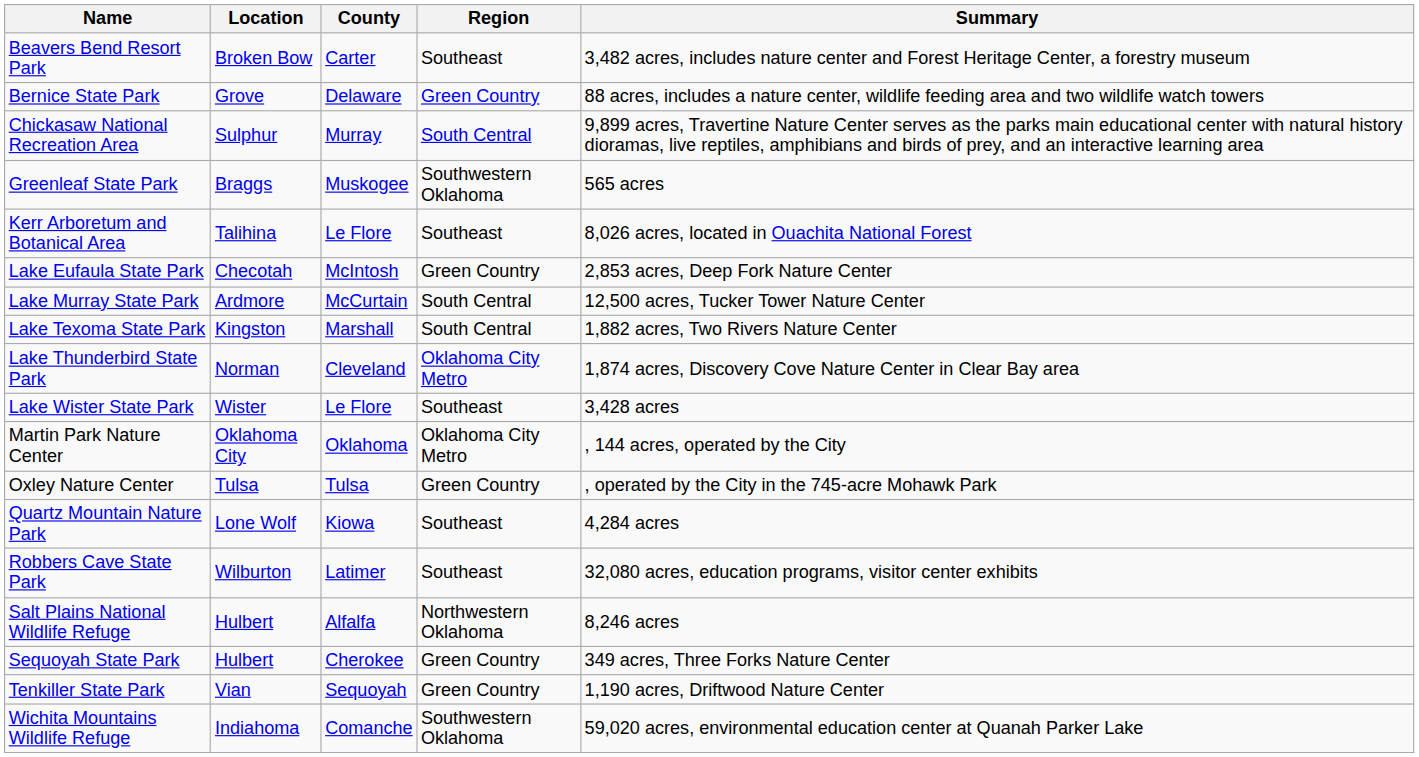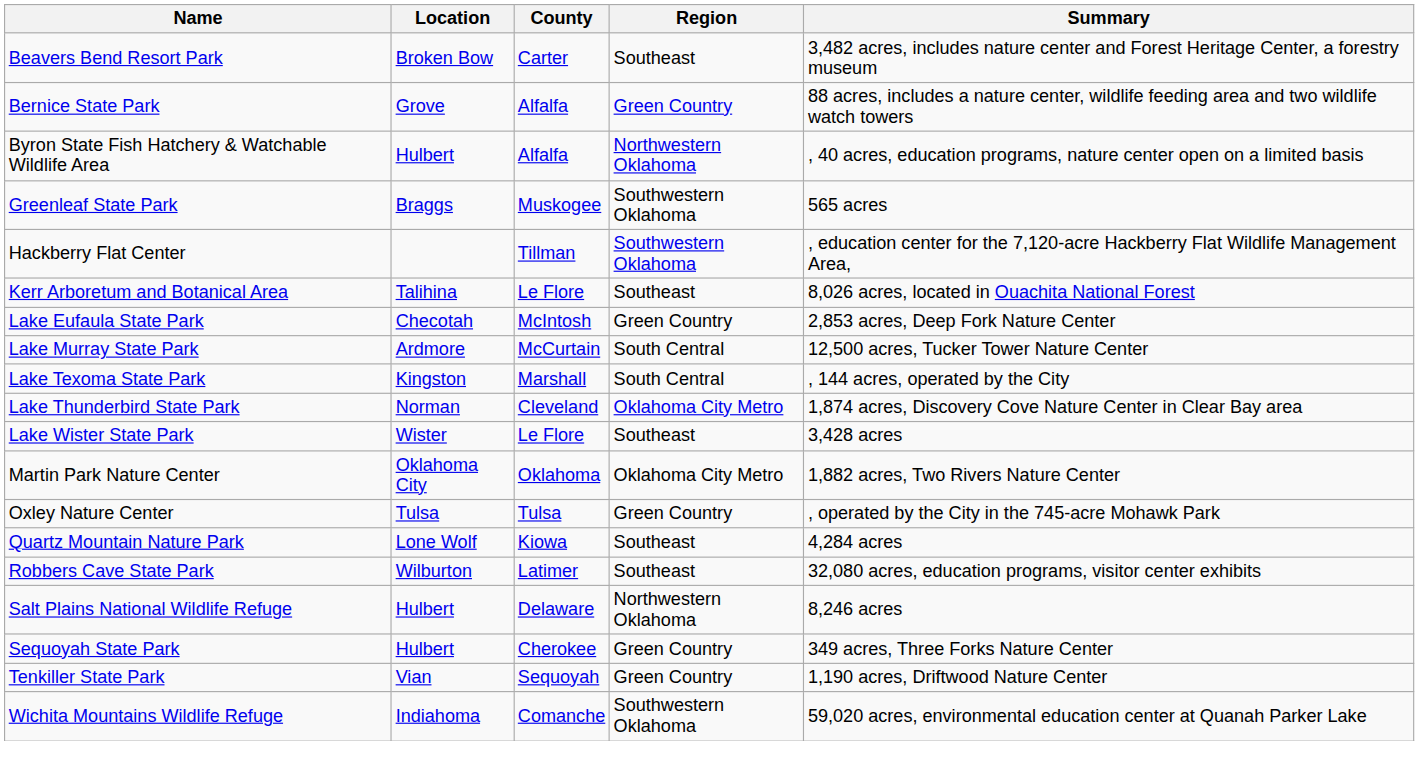(363, 96) Delaware -> (543, 106) Alfalfa
+ row: (168, 155)
- row: (88, 135)
+ row: (97, 253)
(741, 329) 1,882 acres, Two Rivers Nature Center -> (939, 378) , 144 acres, operated by the City
(715, 446) , 144 acres, operated by the City -> (964, 474) 1,882 acres, Two Rivers Nature Center
(350, 621) Alfalfa -> (556, 609) Delaware
